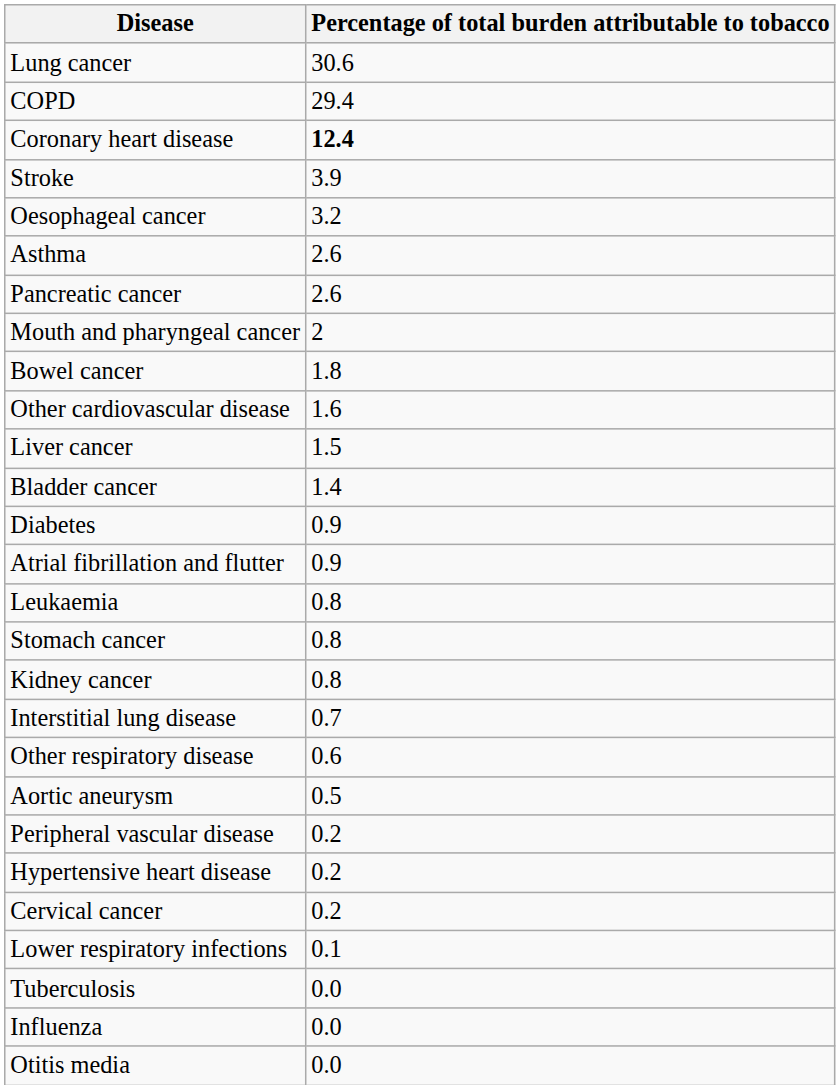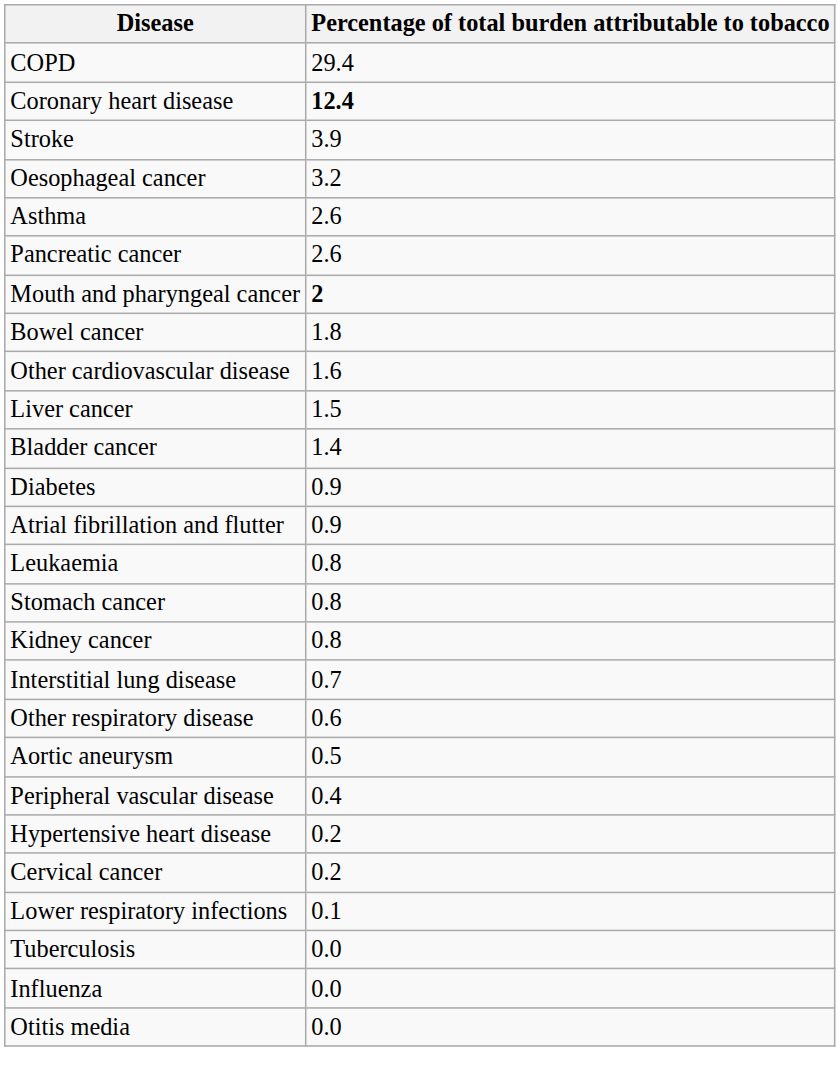- row: (71, 62)
(317, 332) normal -> (317, 293) bold
(326, 833) 0.2 -> (326, 795) 0.4
